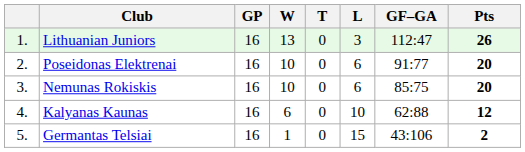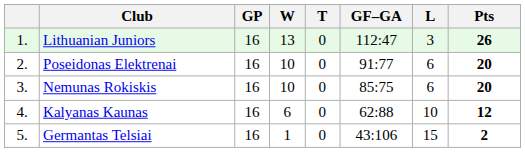columns swapped: (357, 16) <-> (411, 16)
